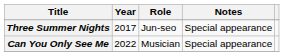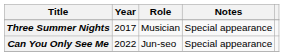(159, 28) Jun-seo -> (160, 28) Musician
(160, 43) Musician -> (159, 43) Jun-seo
